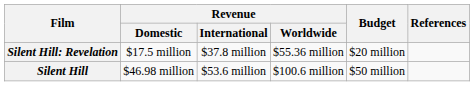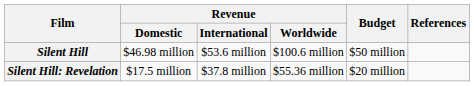rows swapped: (62, 71) <-> (62, 52)
